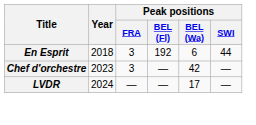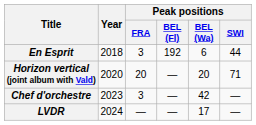+ row: (51, 74)
